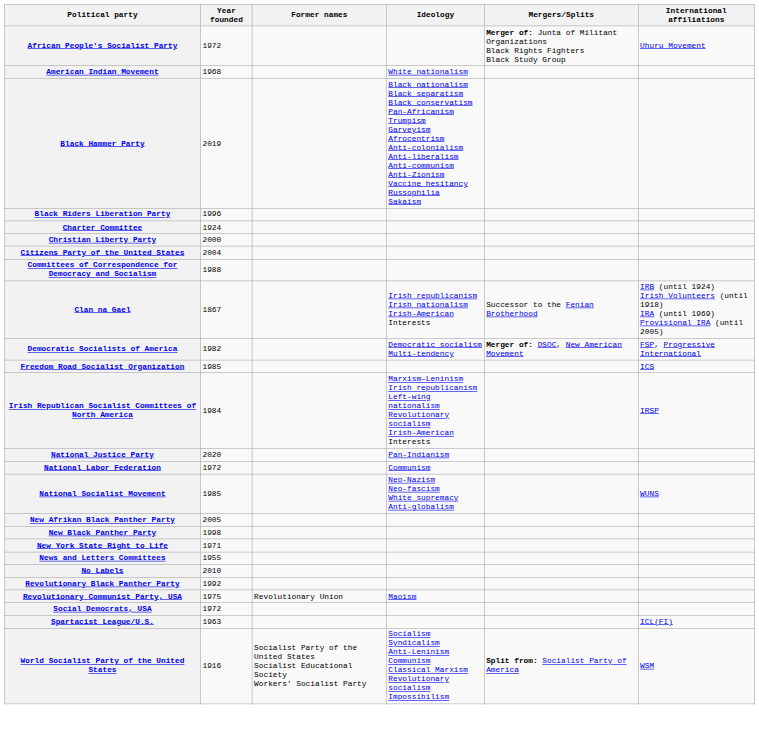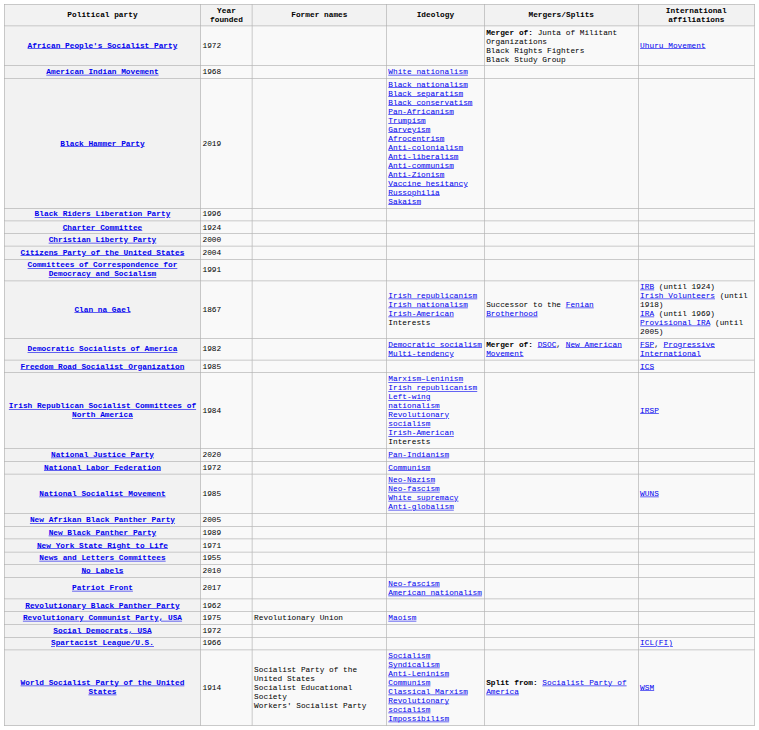(212, 270) 1988 -> (212, 270) 1991
(212, 533) 1998 -> (212, 533) 1989
+ row: (102, 588)
(212, 584) 1992 -> (212, 605) 1962
(212, 622) 1963 -> (212, 643) 1966
(212, 666) 1916 -> (212, 688) 1914
